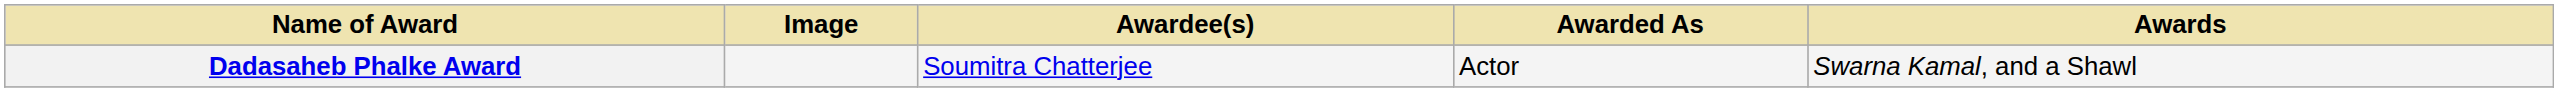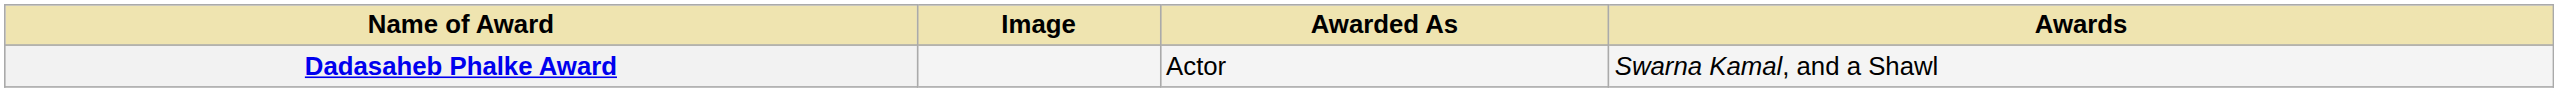- column: (1185, 24)
